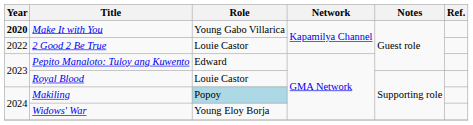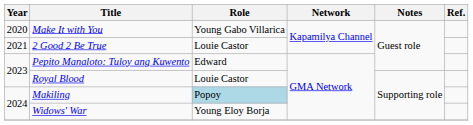(17, 29) bold -> (17, 29) normal
(17, 45) 2022 -> (17, 45) 2021
